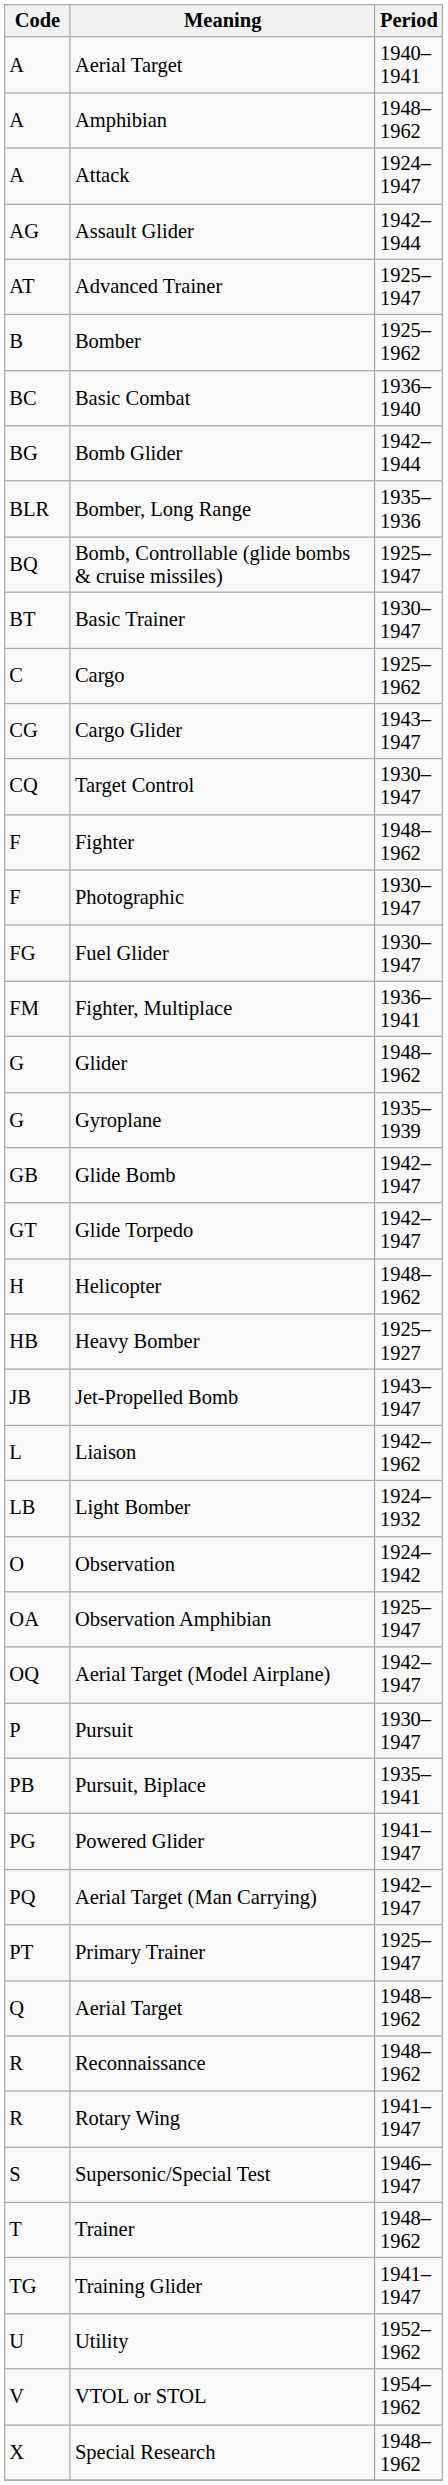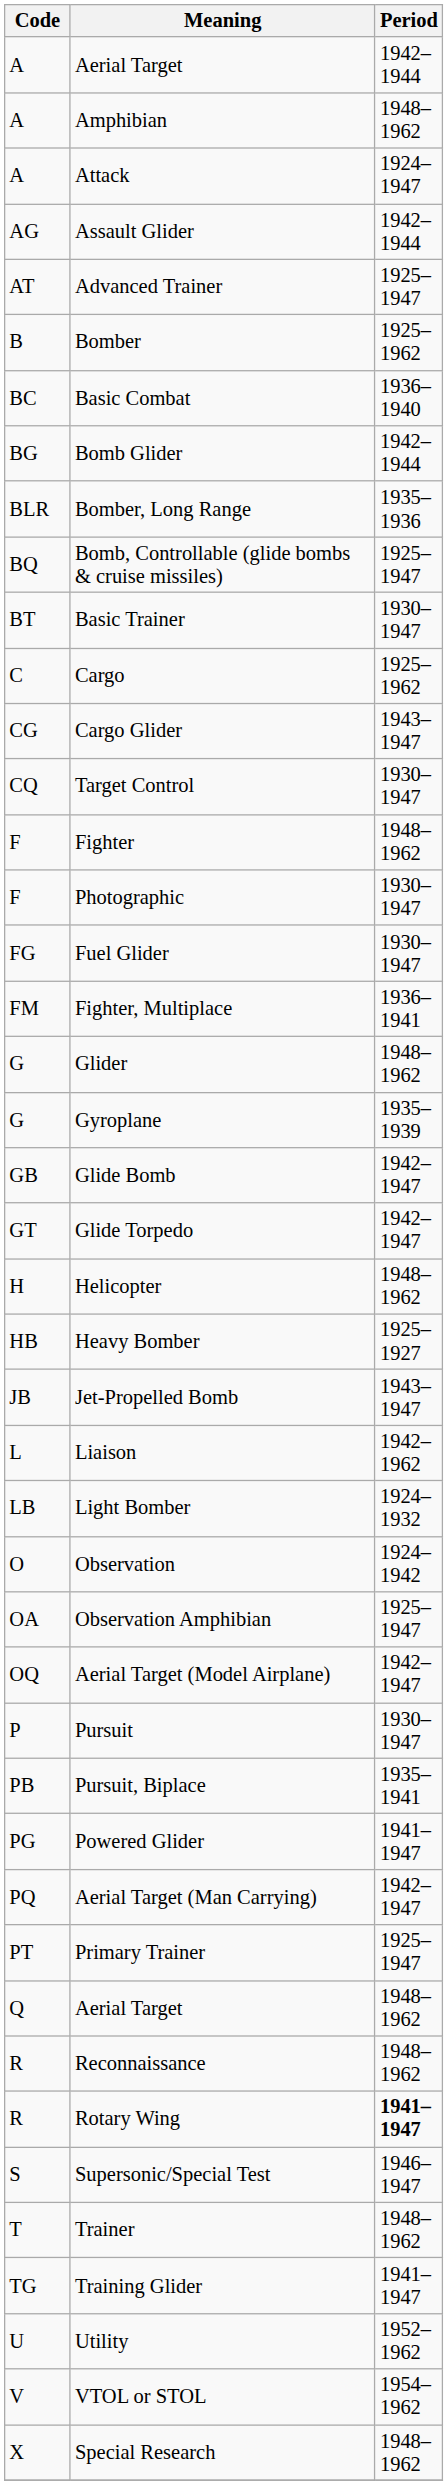(405, 64) 1940–1941 -> (405, 64) 1942–1944
(405, 2118) normal -> (405, 2118) bold
